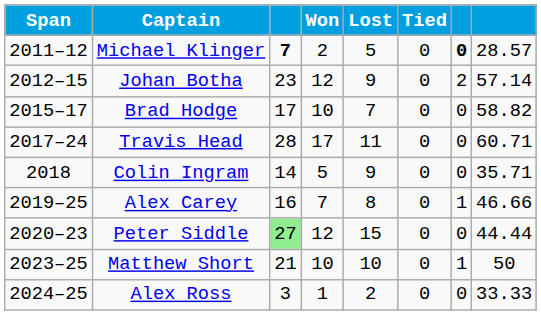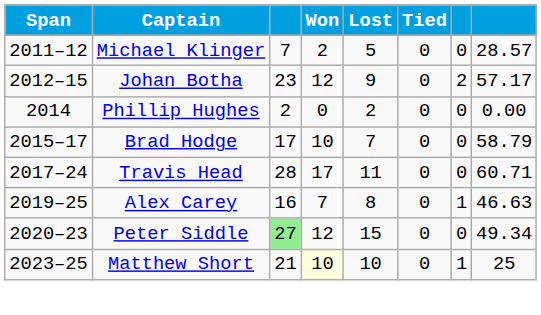(285, 50) bold -> (285, 50) normal
(462, 50) bold -> (462, 50) normal
(504, 81) 57.14 -> (504, 81) 57.17
+ row: (181, 112)
(504, 112) 58.82 -> (504, 142) 58.79
- row: (181, 173)
(504, 203) 46.66 -> (504, 203) 46.63
(504, 234) 44.44 -> (504, 234) 49.34
(322, 264) no background -> (322, 264) lightyellow background
(504, 264) 50 -> (504, 264) 25
- row: (181, 295)
